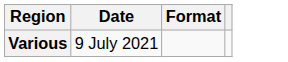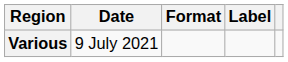+ column: (250, 17)
